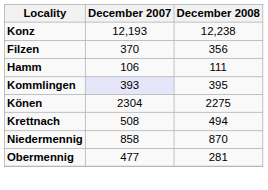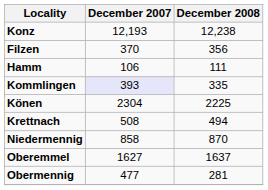(218, 85) 395 -> (218, 85) 335
(218, 103) 2275 -> (218, 103) 2225
+ row: (38, 157)
